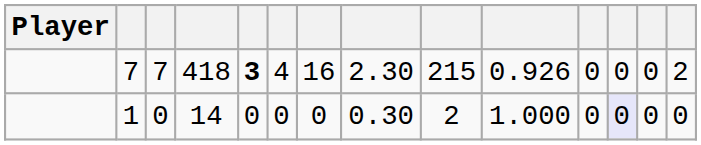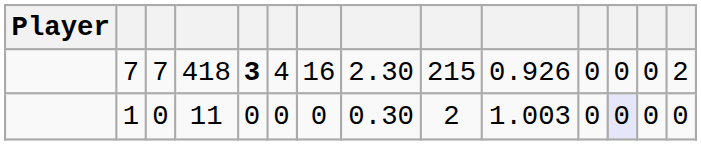(206, 116) 14 -> (206, 116) 11
(530, 116) 1.000 -> (530, 116) 1.003
